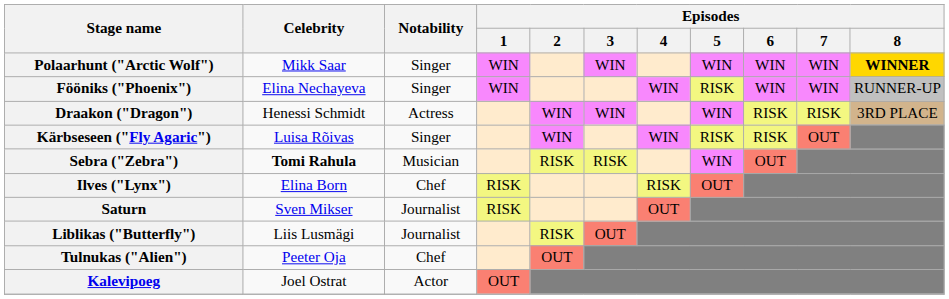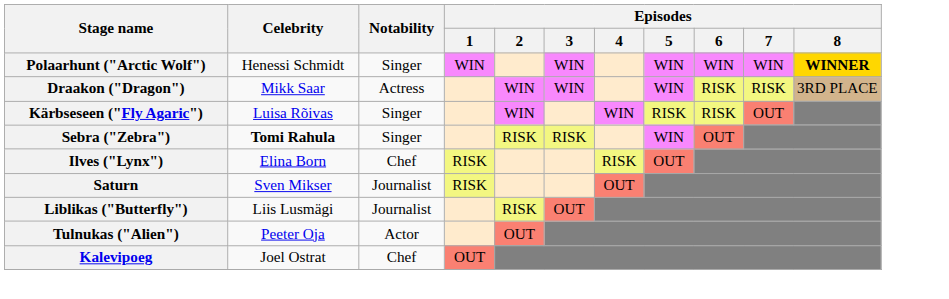(314, 64) Mikk Saar -> (293, 64) Henessi Schmidt
- row: (124, 88)
(314, 112) Henessi Schmidt -> (293, 88) Mikk Saar
(431, 161) Musician -> (402, 137) Singer
(431, 257) Chef -> (402, 233) Actor
(431, 281) Actor -> (402, 257) Chef
